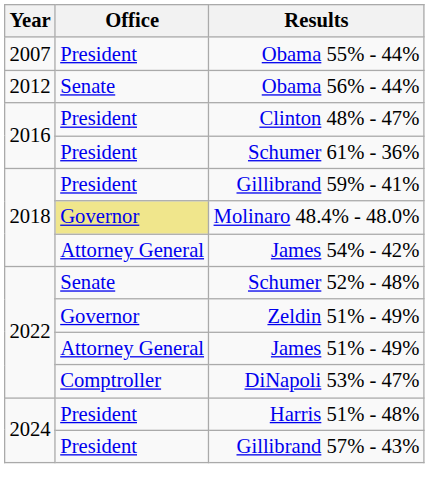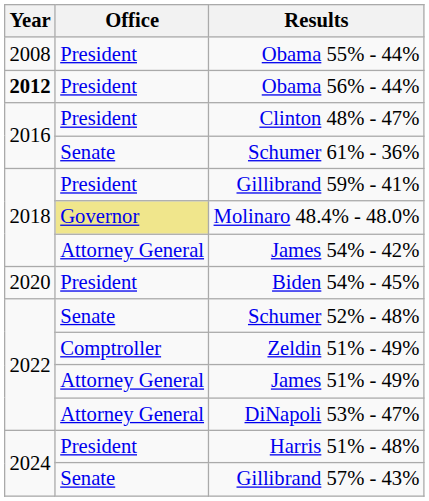(30, 53) 2007 -> (30, 53) 2008
(30, 86) normal -> (30, 86) bold
(88, 86) Senate -> (99, 86) President
(99, 151) President -> (88, 151) Senate
+ row: (346, 282)
(100, 315) Governor -> (111, 348) Comptroller
(111, 380) Comptroller -> (132, 413) Attorney General
(99, 446) President -> (88, 479) Senate
